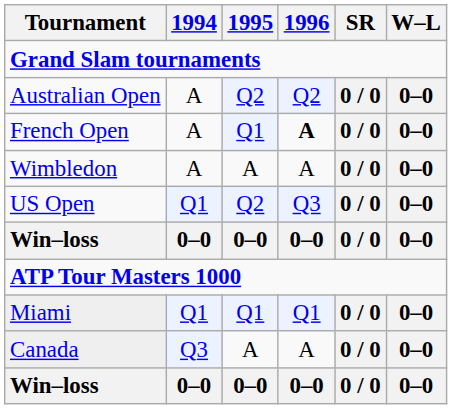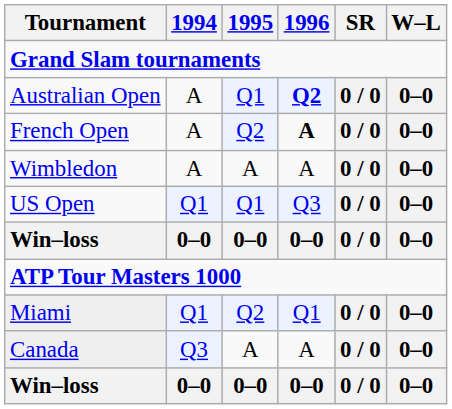(250, 95) Q2 -> (250, 95) Q1
(307, 95) normal -> (307, 95) bold
(250, 131) Q1 -> (250, 131) Q2
(250, 204) Q2 -> (250, 204) Q1
(250, 312) Q1 -> (250, 312) Q2
